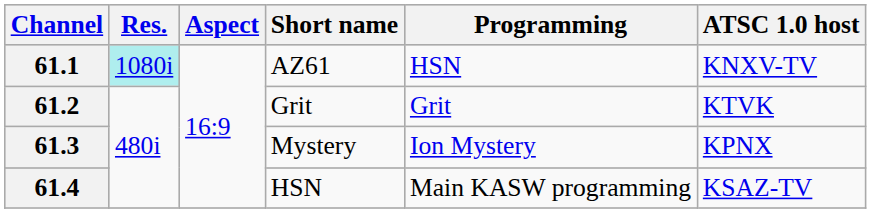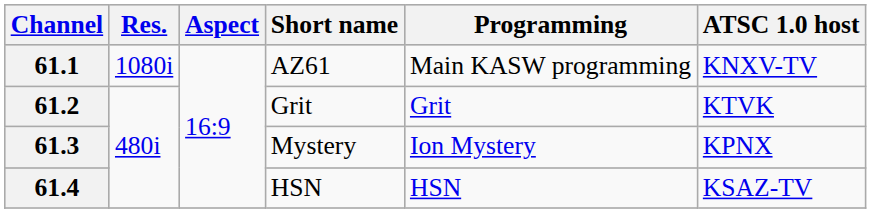(144, 65) paleturquoise background -> (144, 65) no background
(436, 65) HSN -> (550, 65) Main KASW programming
(550, 187) Main KASW programming -> (436, 187) HSN
